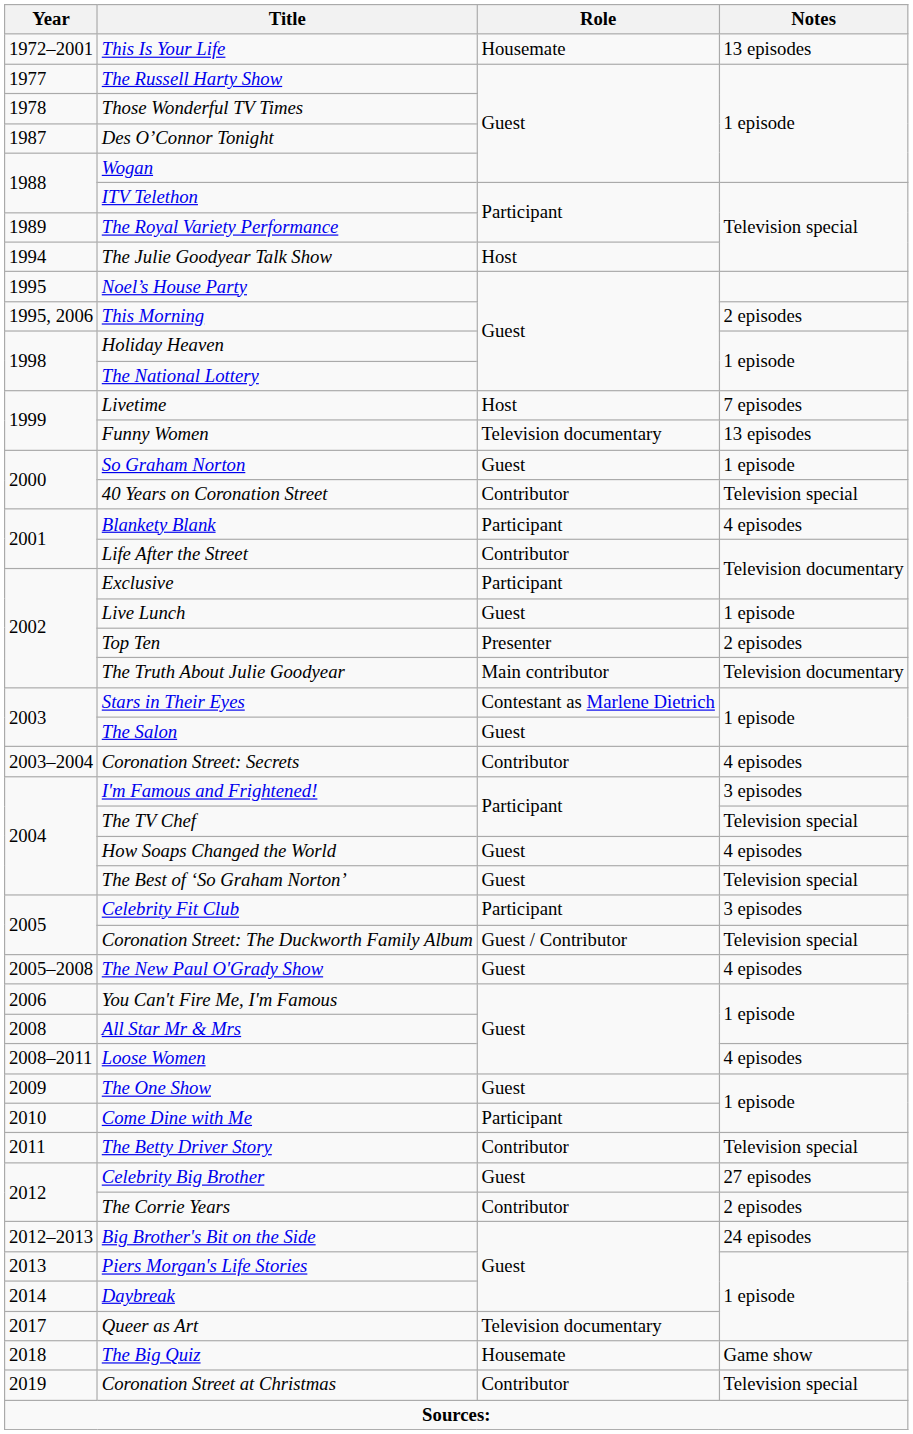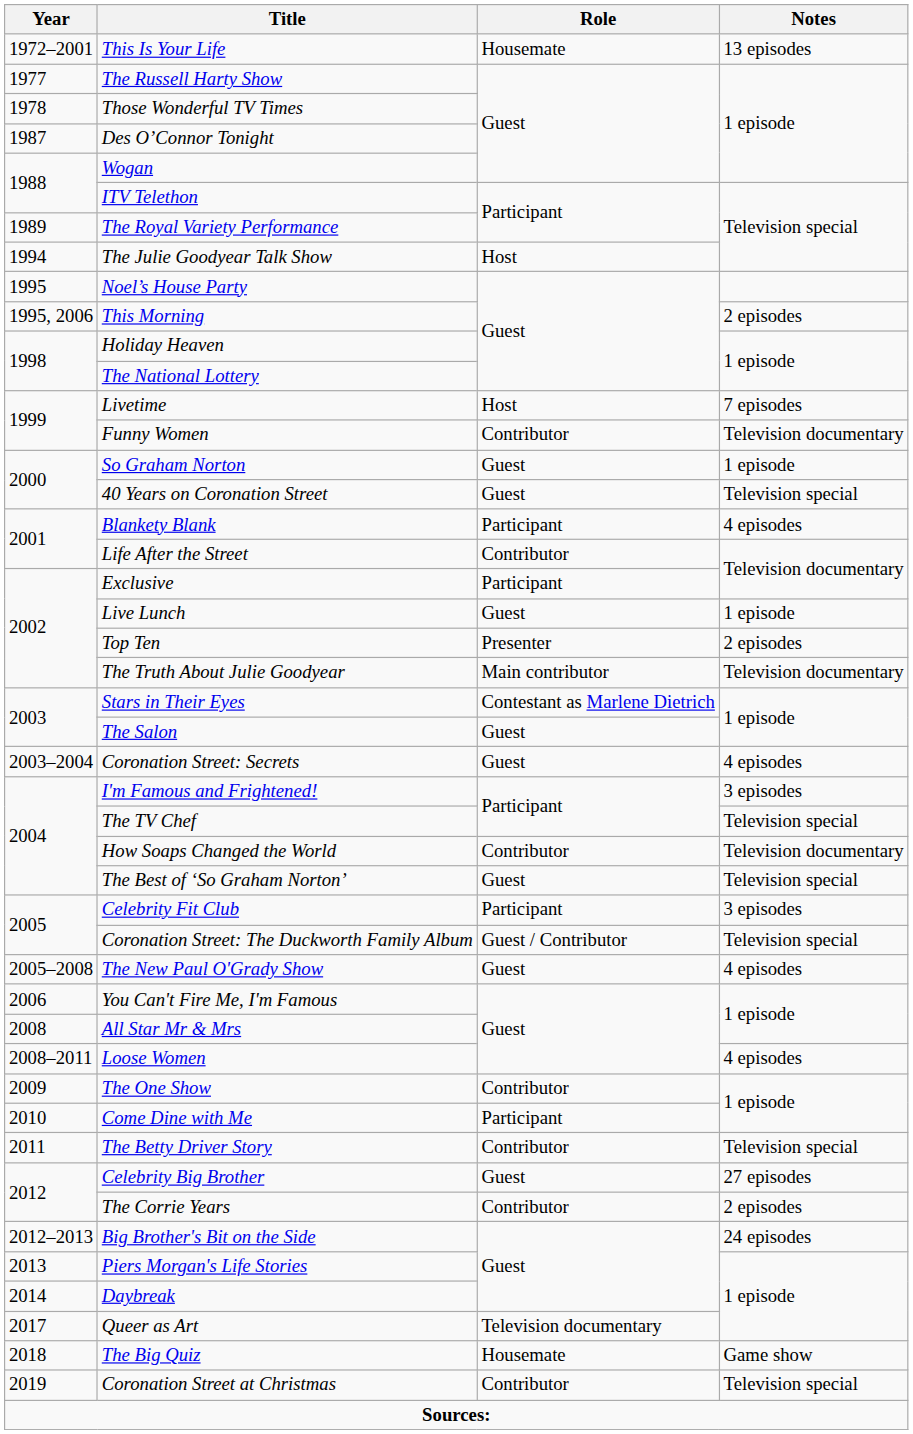(572, 434) Television documentary -> (525, 434) Contributor
(767, 434) 13 episodes -> (814, 434) Television documentary
(525, 494) Contributor -> (503, 494) Guest
(525, 761) Contributor -> (503, 761) Guest
(503, 850) Guest -> (525, 850) Contributor
(763, 850) 4 episodes -> (814, 850) Television documentary
(503, 1088) Guest -> (525, 1088) Contributor
